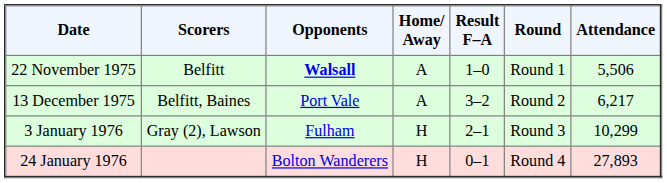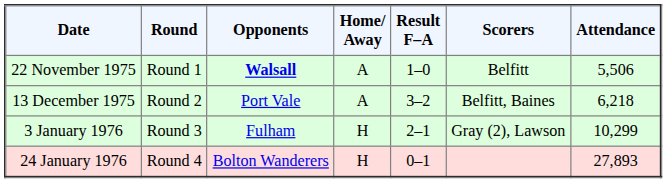columns swapped: (538, 30) <-> (204, 30)
(616, 100) 6,217 -> (616, 100) 6,218
